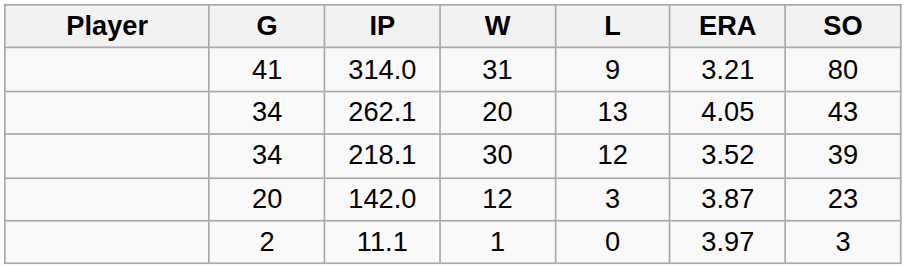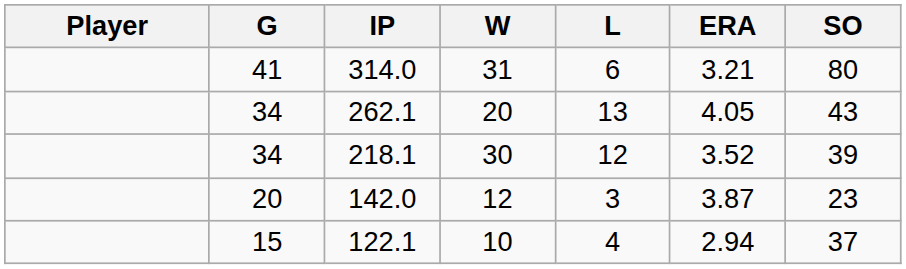(613, 69) 9 -> (613, 69) 6
+ row: (382, 241)
- row: (382, 241)
